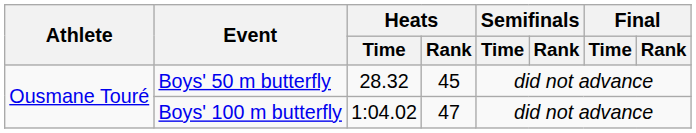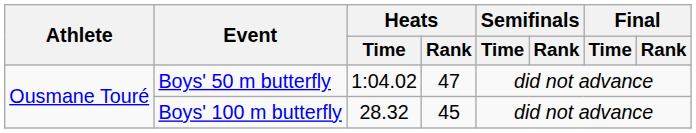(384, 81) 28.32 -> (384, 81) 1:04.02
(449, 81) 45 -> (449, 81) 47
(384, 112) 1:04.02 -> (384, 112) 28.32
(449, 112) 47 -> (449, 112) 45
